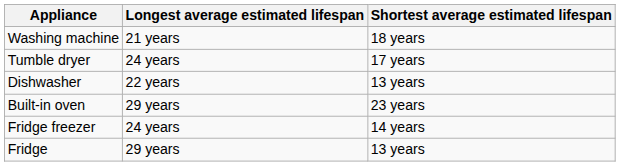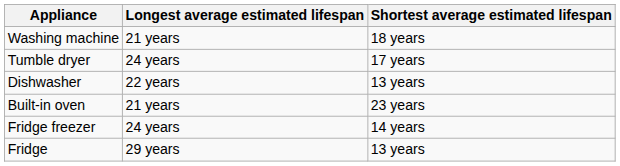(153, 104) 29 years -> (153, 104) 21 years
